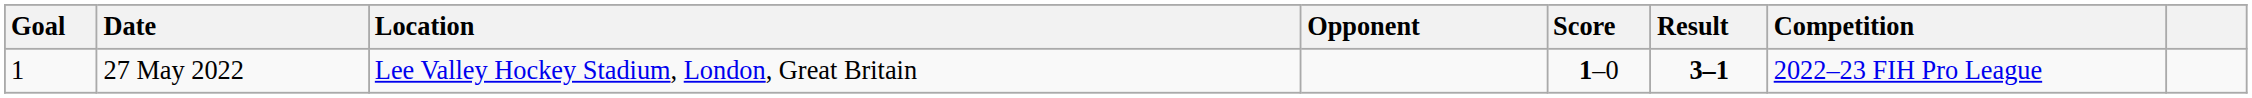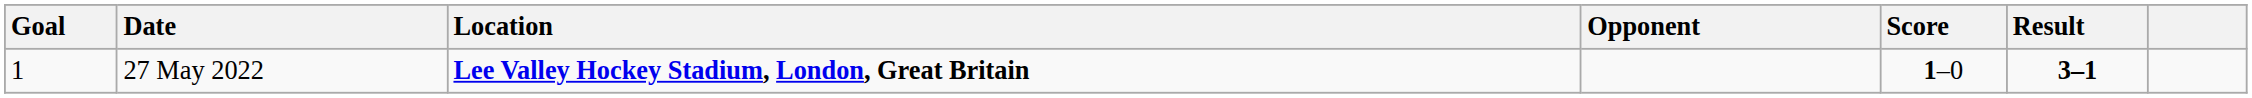- column: (1844, 26)
(646, 70) normal -> (741, 70) bold
